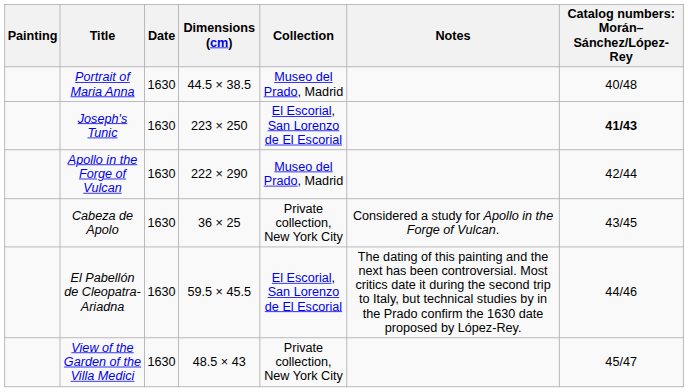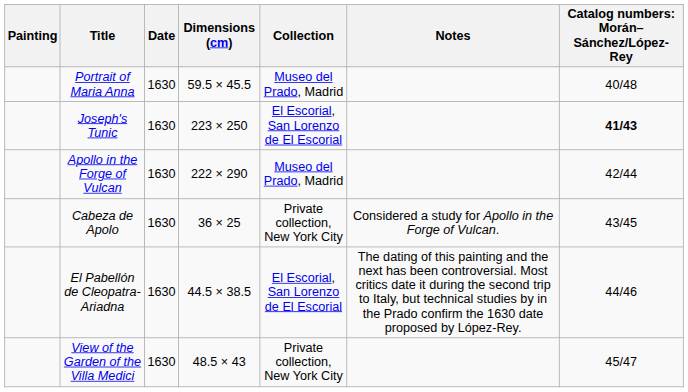(219, 84) 44.5 × 38.5 -> (219, 84) 59.5 × 45.5
(219, 292) 59.5 × 45.5 -> (219, 292) 44.5 × 38.5
